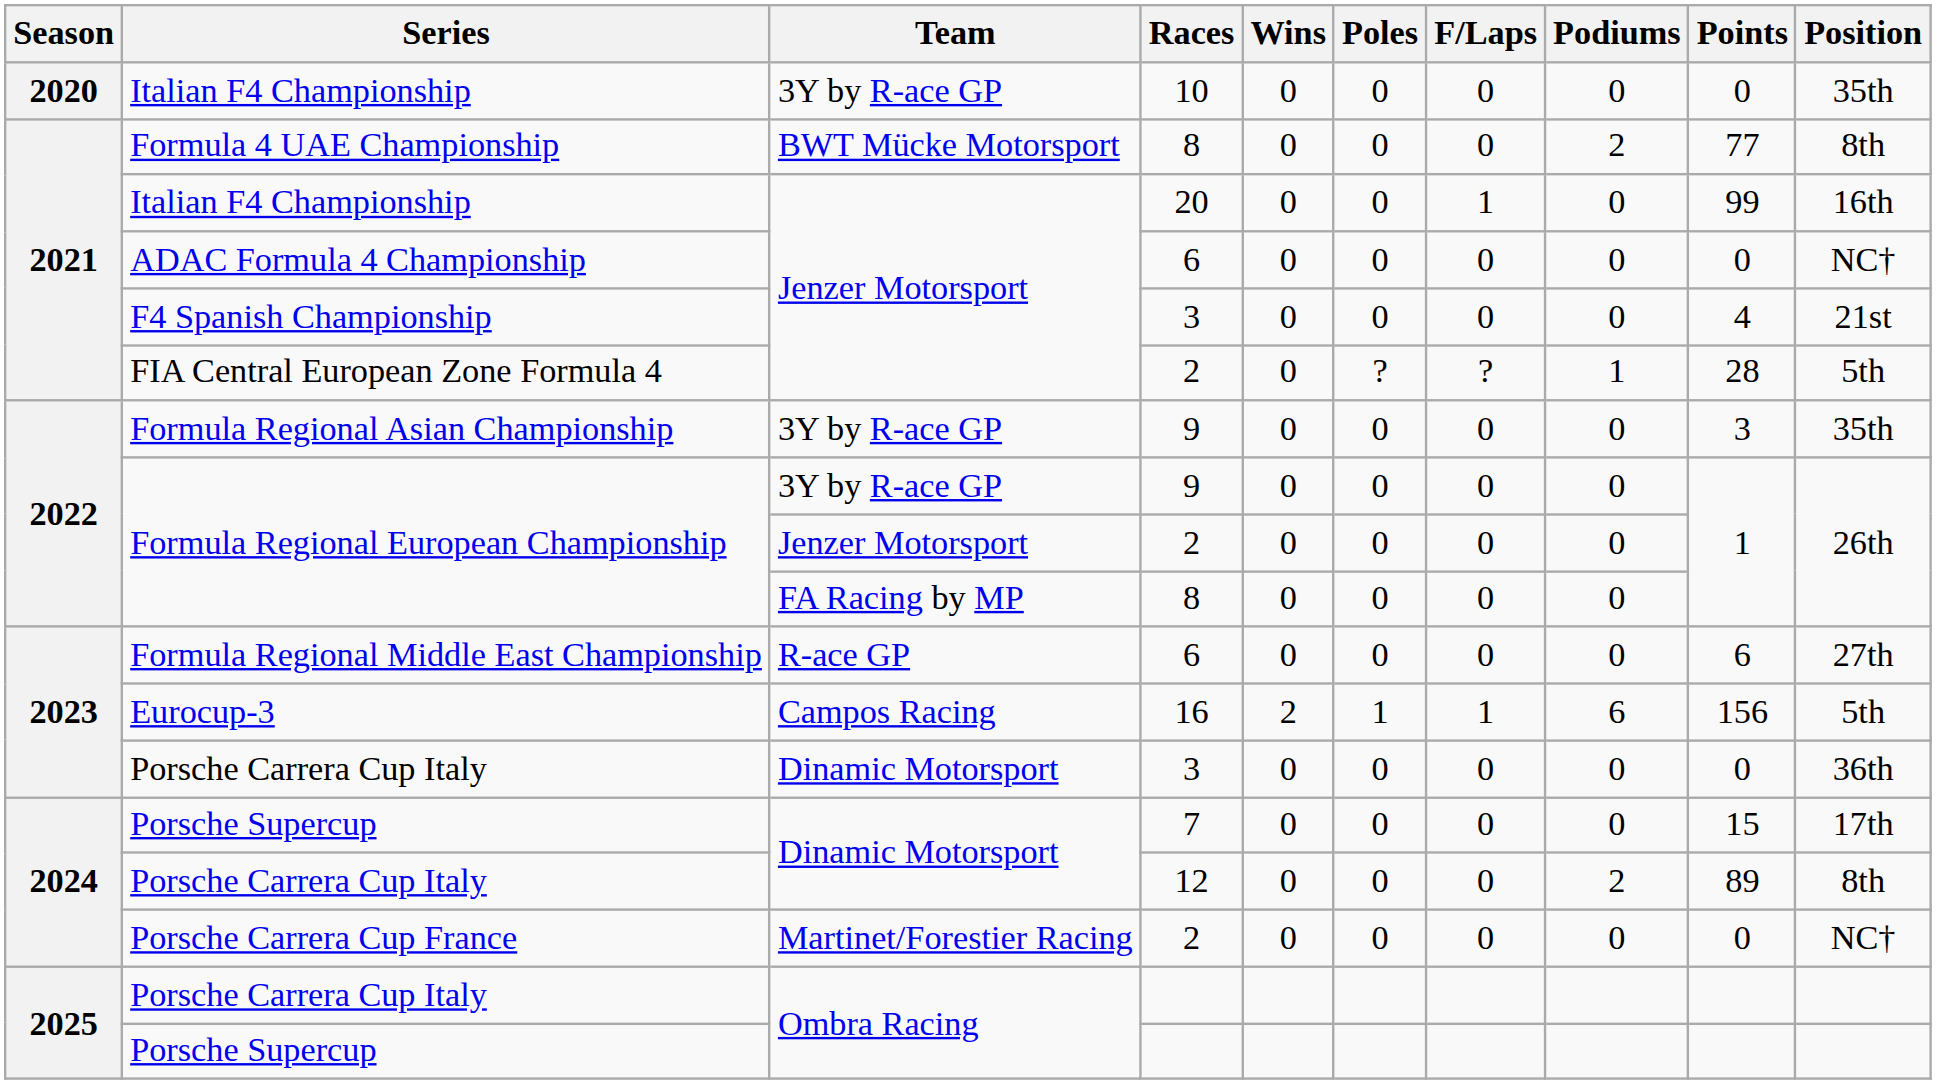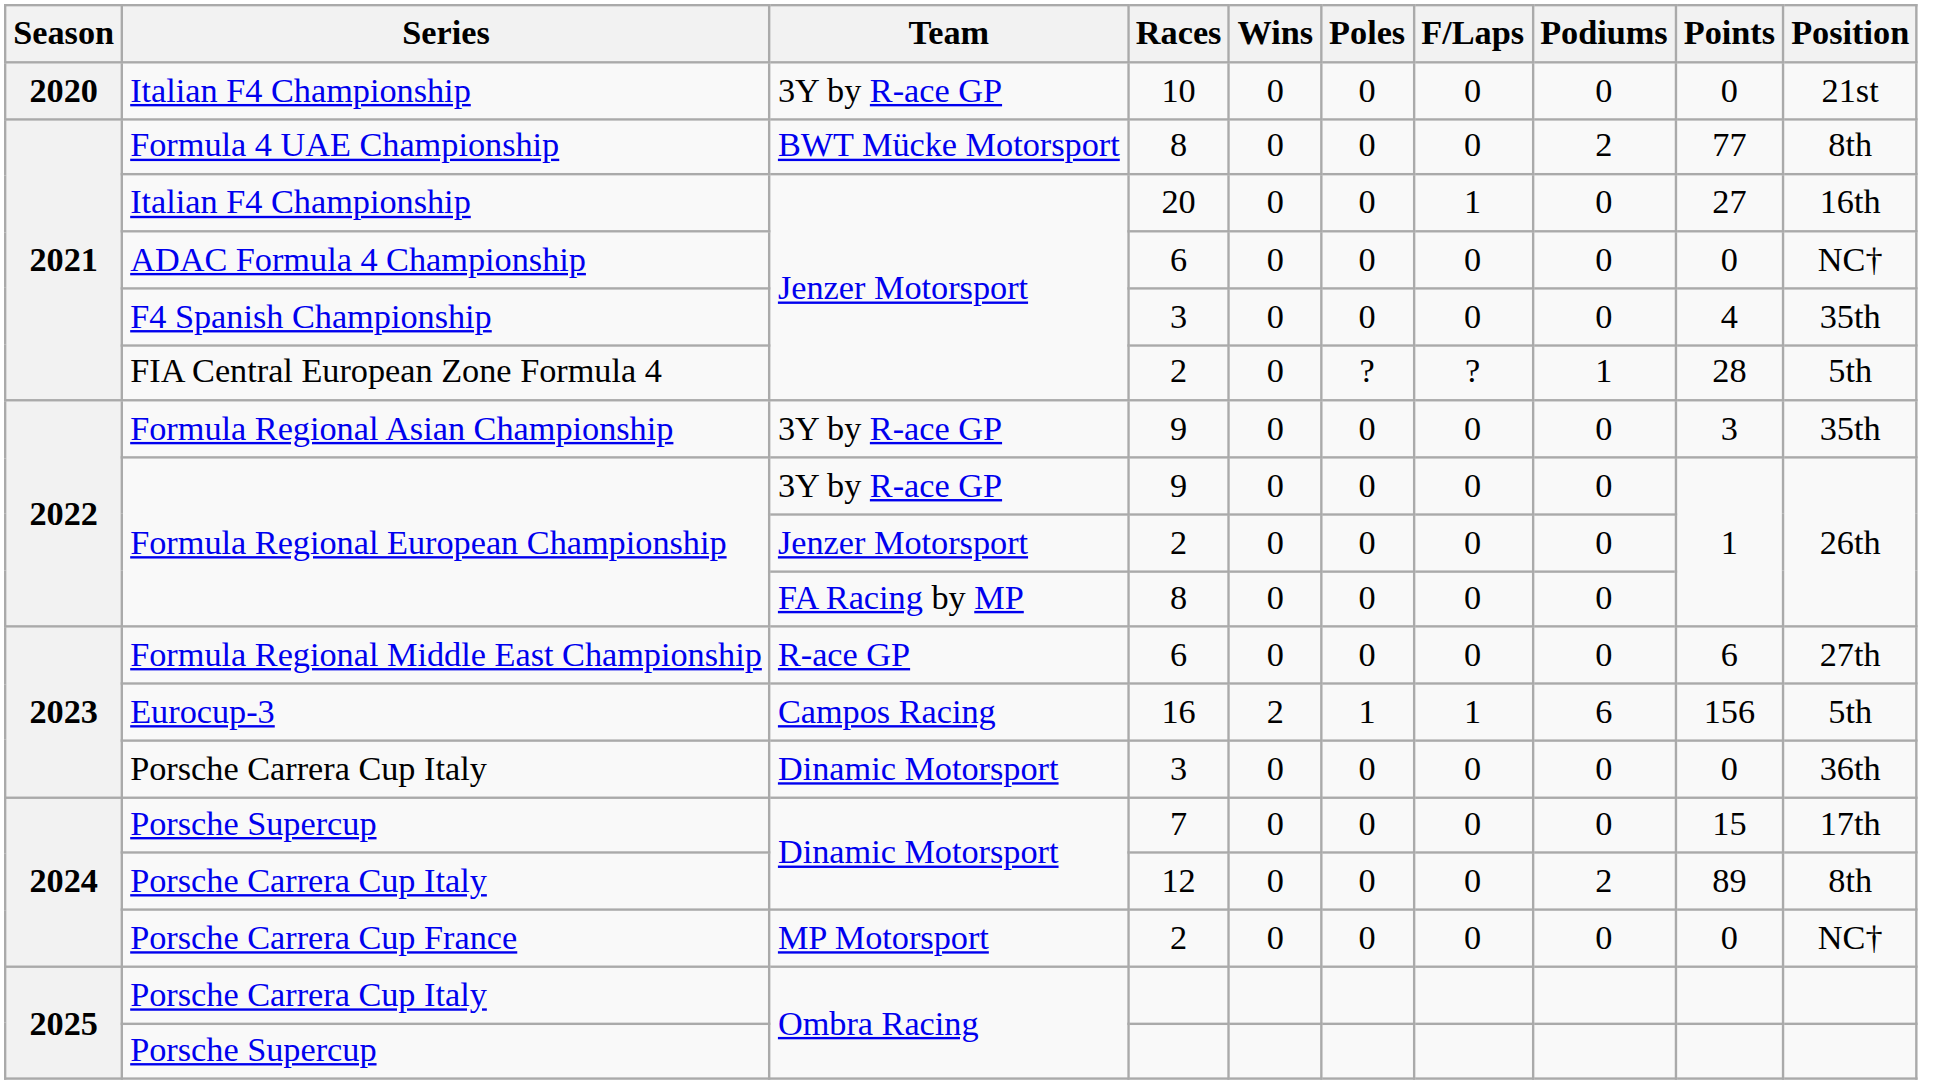(1863, 89) 35th -> (1850, 89) 21st
(1742, 202) 99 -> (1729, 202) 27
(1863, 315) 21st -> (1850, 315) 35th
(955, 937) Martinet/Forestier Racing -> (883, 937) MP Motorsport
